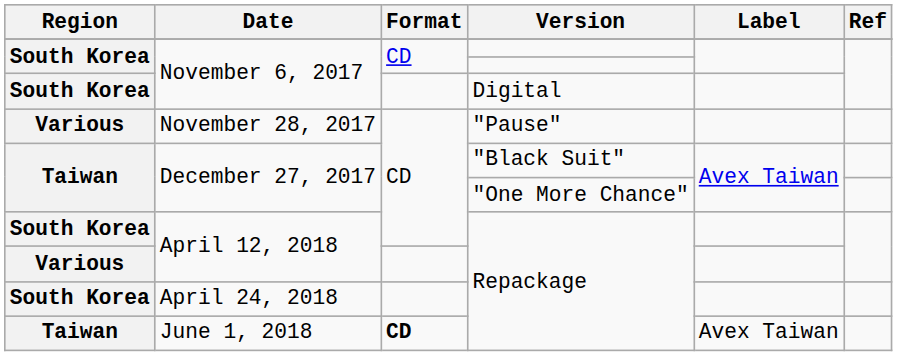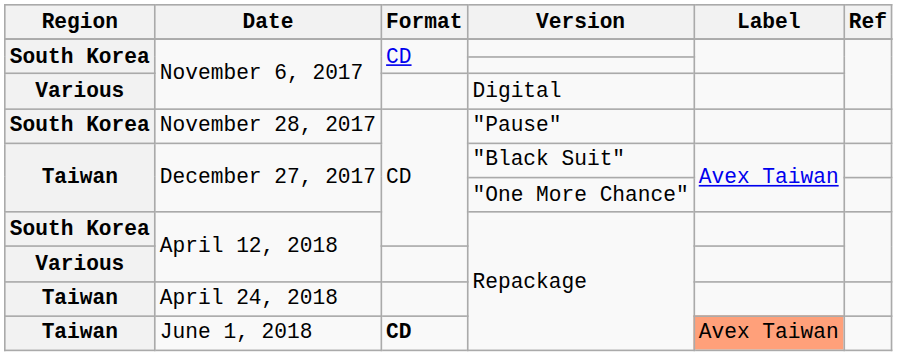(80, 91) South Korea -> (80, 91) Various
(80, 126) Various -> (80, 126) South Korea
(80, 298) South Korea -> (80, 298) Taiwan
(769, 333) no background -> (769, 333) lightsalmon background
